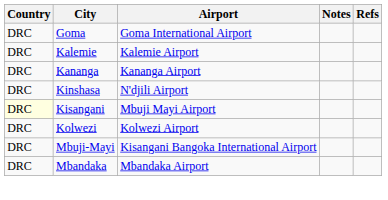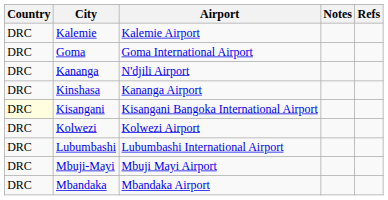rows swapped: (71, 33) <-> (76, 52)
(160, 71) Kananga Airport -> (155, 71) N'djili Airport
(154, 90) N'djili Airport -> (162, 90) Kananga Airport
(168, 109) Mbuji Mayi Airport -> (220, 109) Kisangani Bangoka International Airport
+ row: (86, 147)
(218, 147) Kisangani Bangoka International Airport -> (169, 166) Mbuji Mayi Airport
